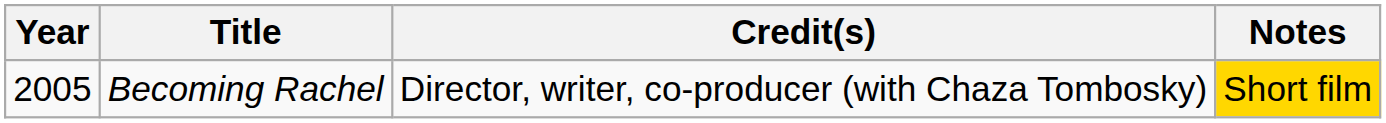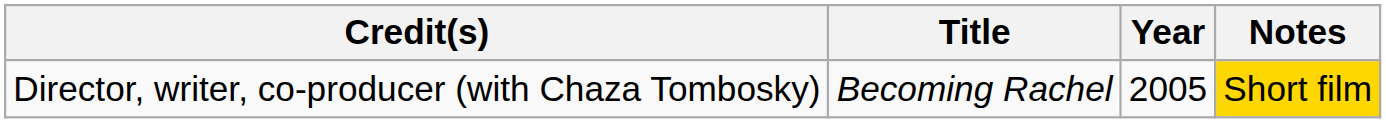columns swapped: (52, 32) <-> (803, 32)
